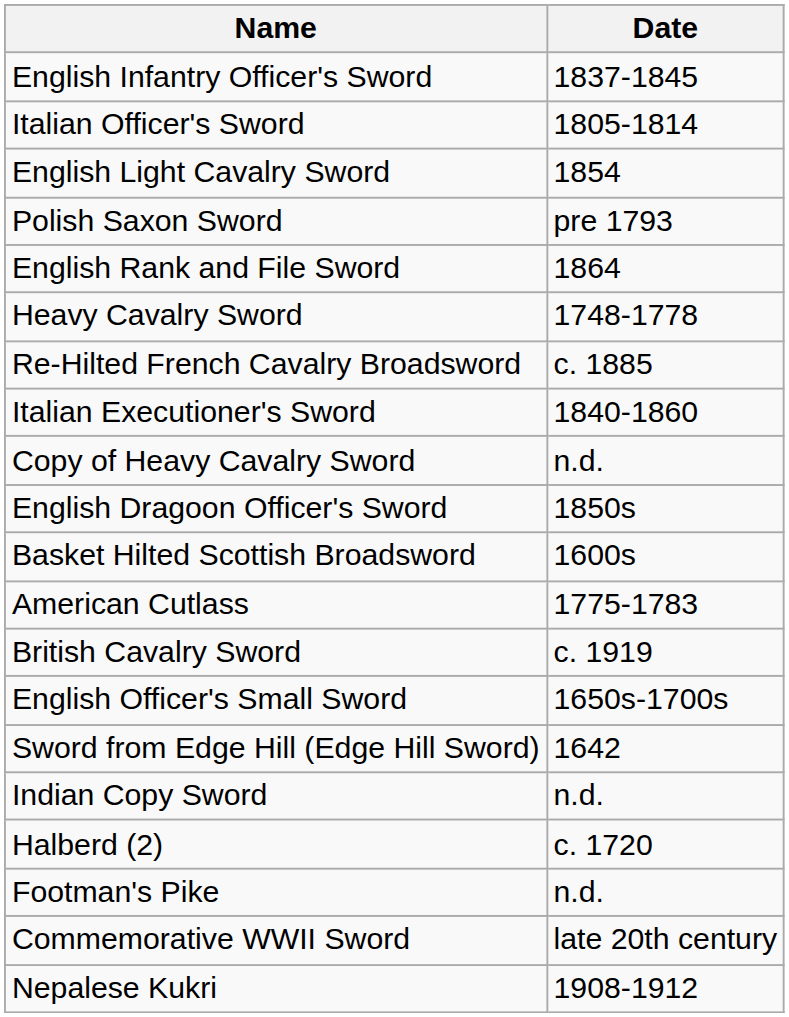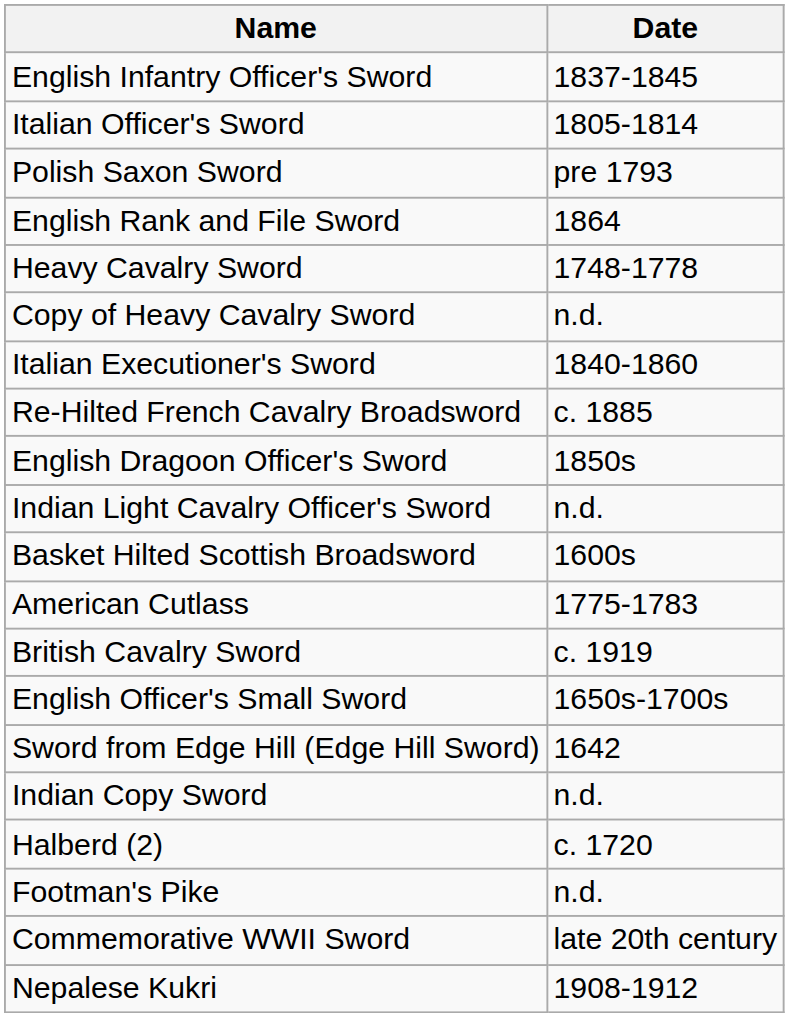- row: (201, 172)
rows swapped: (214, 460) <-> (267, 364)
+ row: (252, 508)
